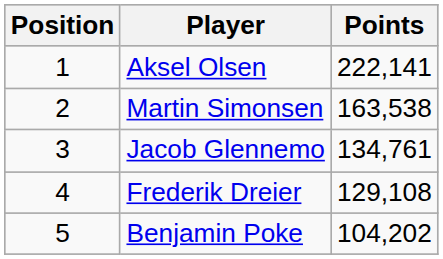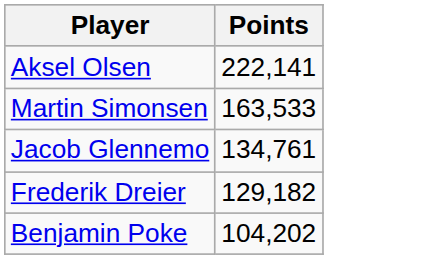- column: (63, 25)
(384, 108) 163,538 -> (269, 108) 163,533
(384, 191) 129,108 -> (269, 191) 129,182
